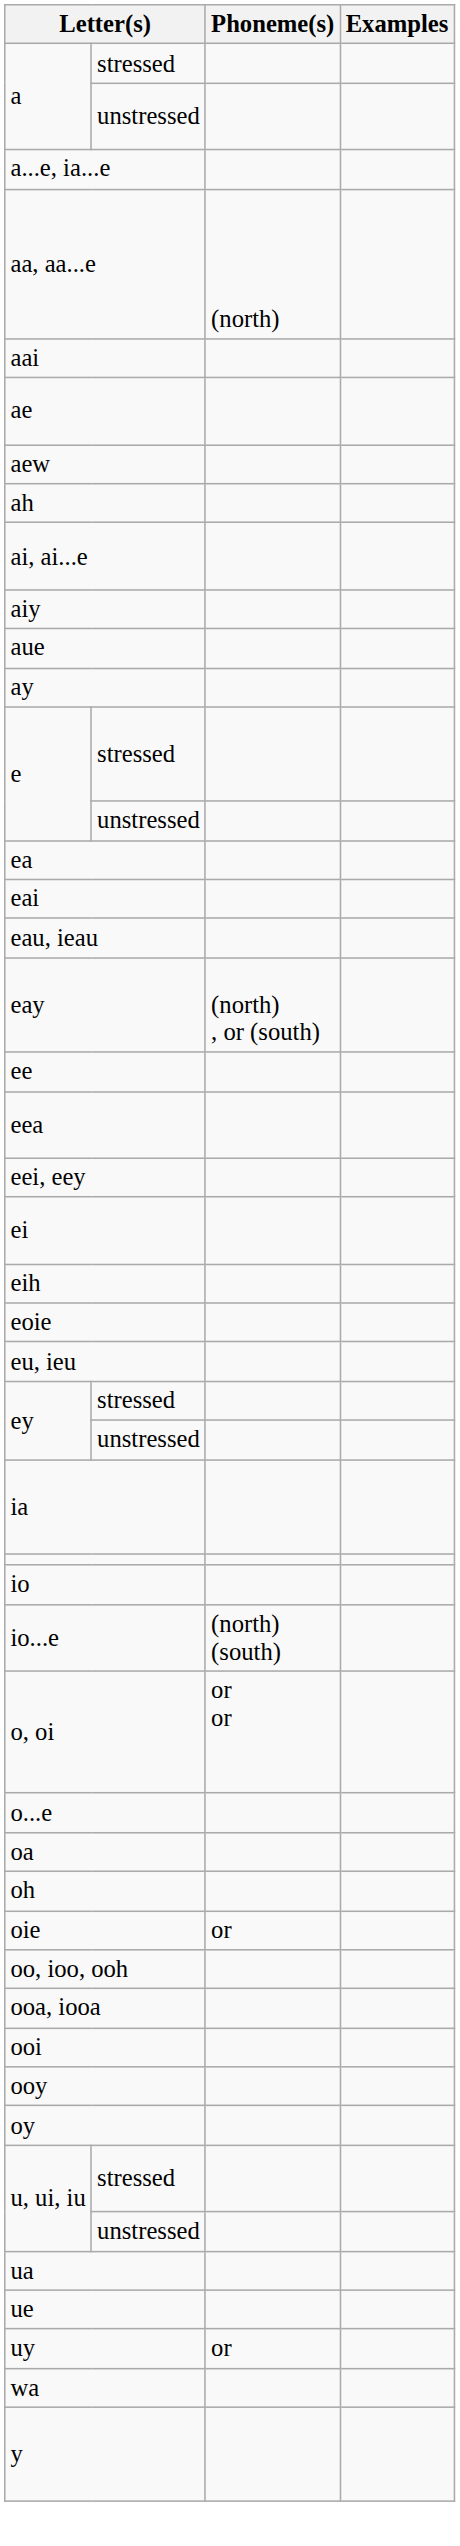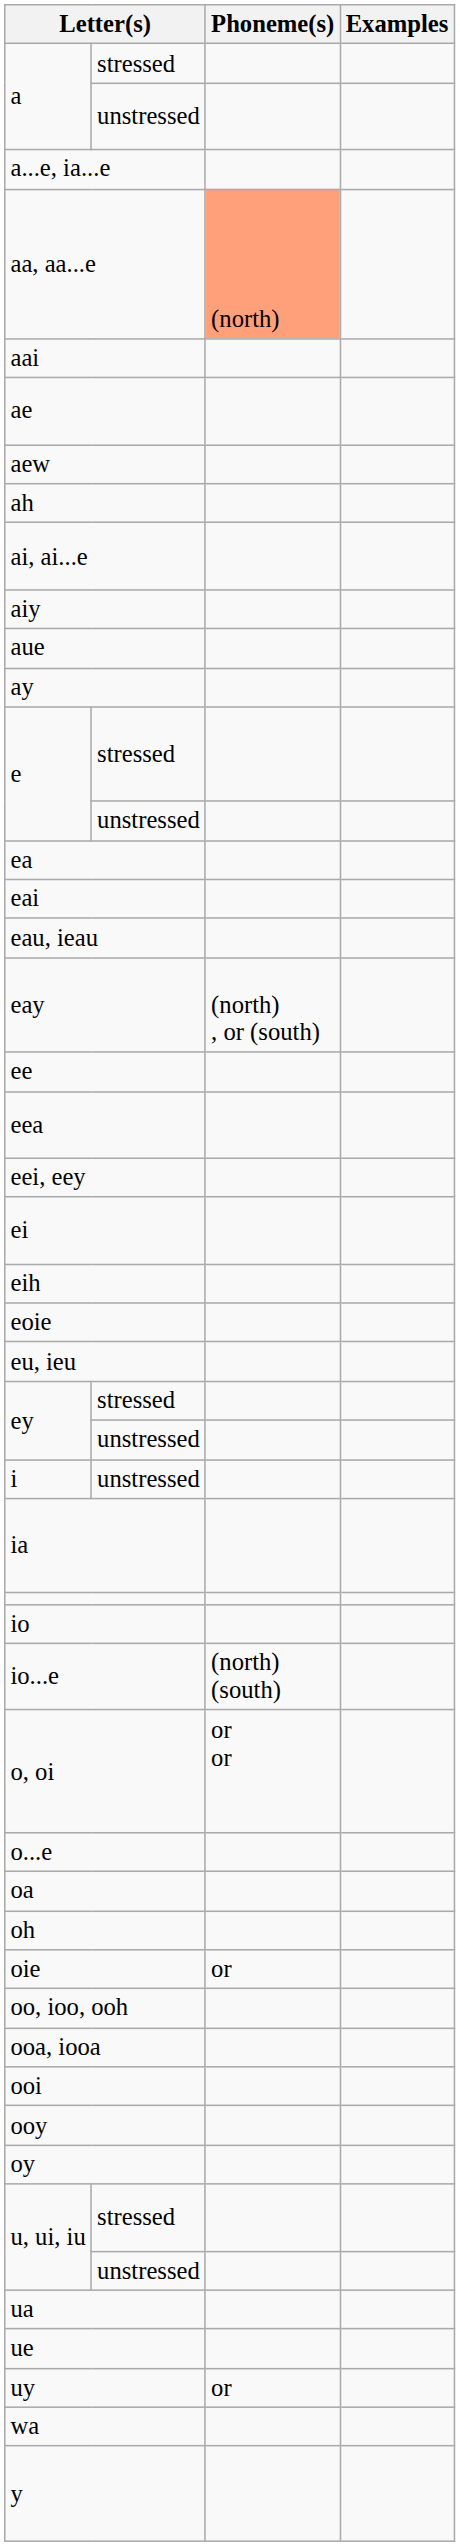(245, 318) no background -> (245, 318) lightsalmon background
+ row: (14, 1478)
